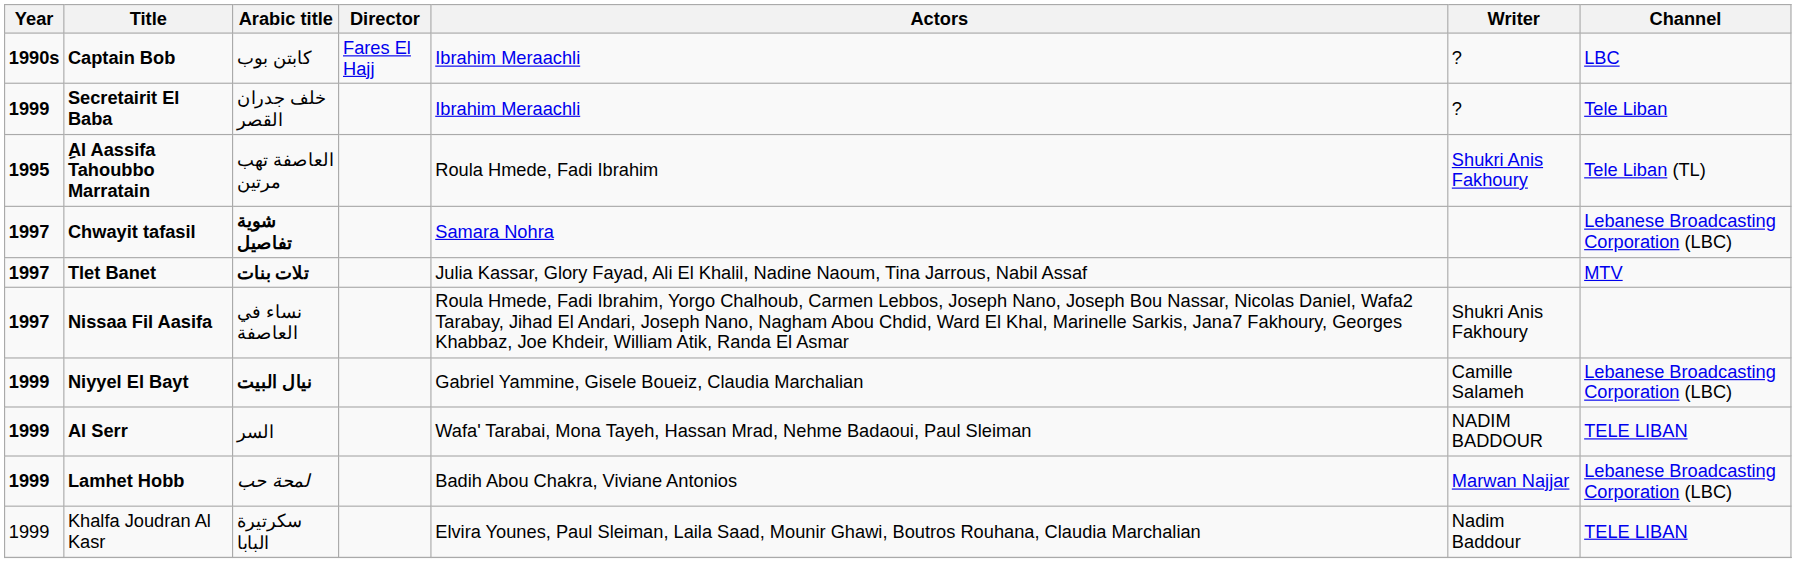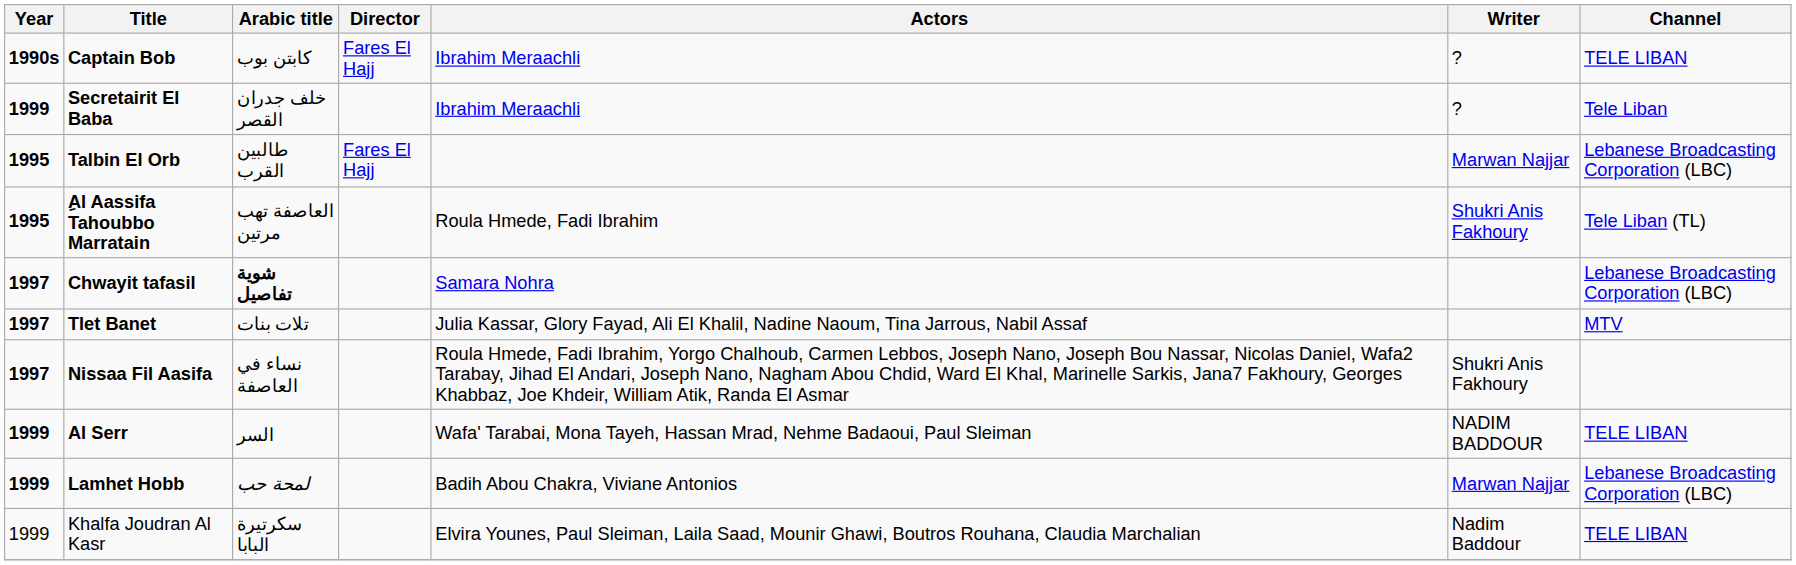(1602, 58) LBC -> (1636, 58) TELE LIBAN
+ row: (124, 160)
(273, 273) bold -> (273, 324) normal
- row: (128, 382)
